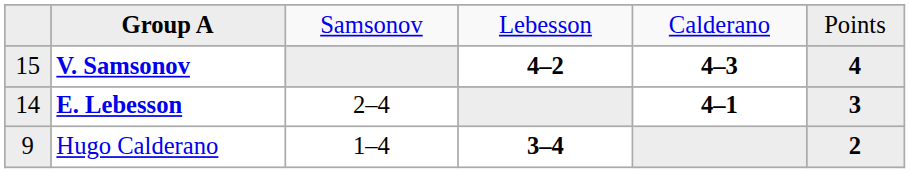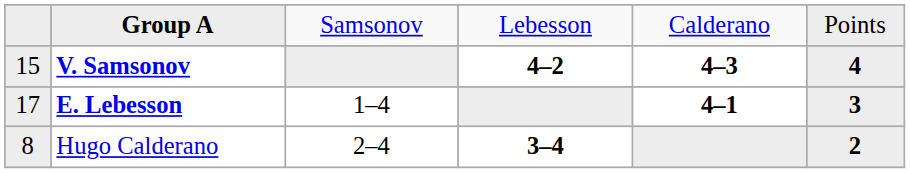(28, 106) 14 -> (28, 106) 17
(371, 106) 2–4 -> (371, 106) 1–4
(28, 147) 9 -> (28, 147) 8
(371, 147) 1–4 -> (371, 147) 2–4
